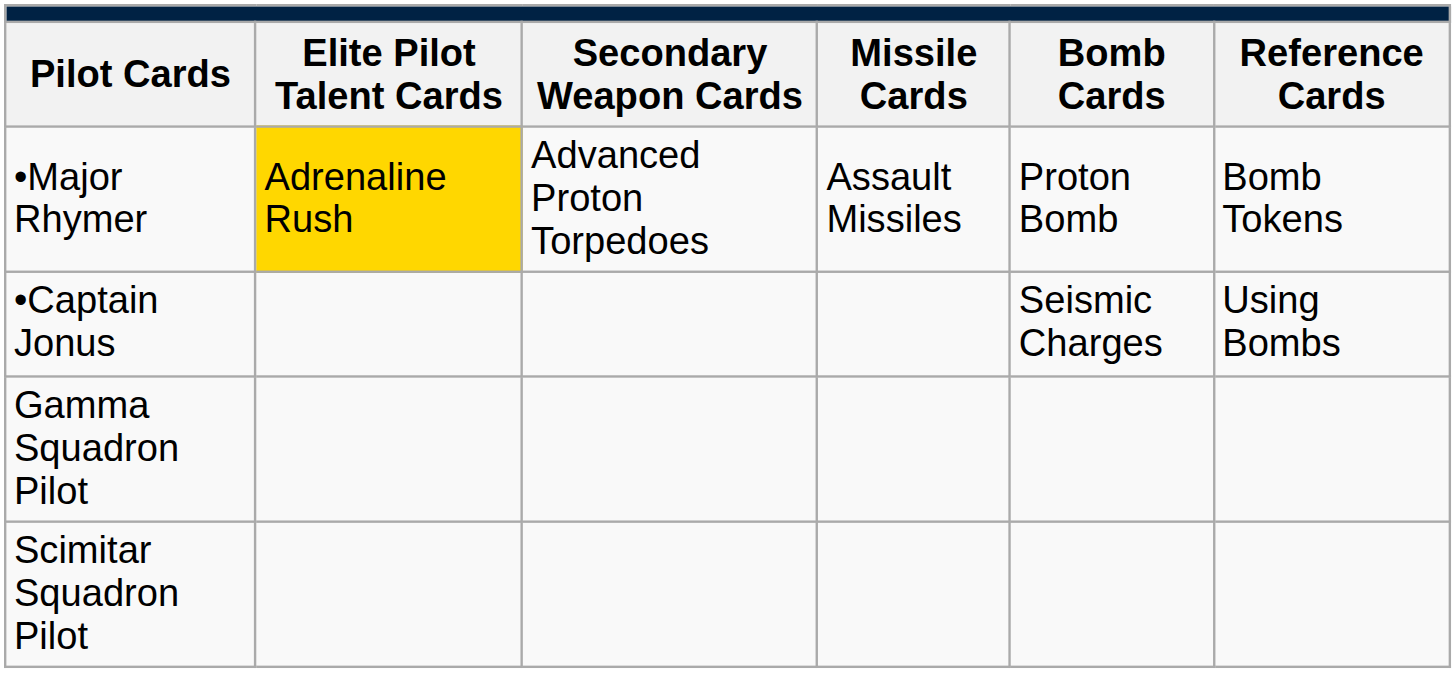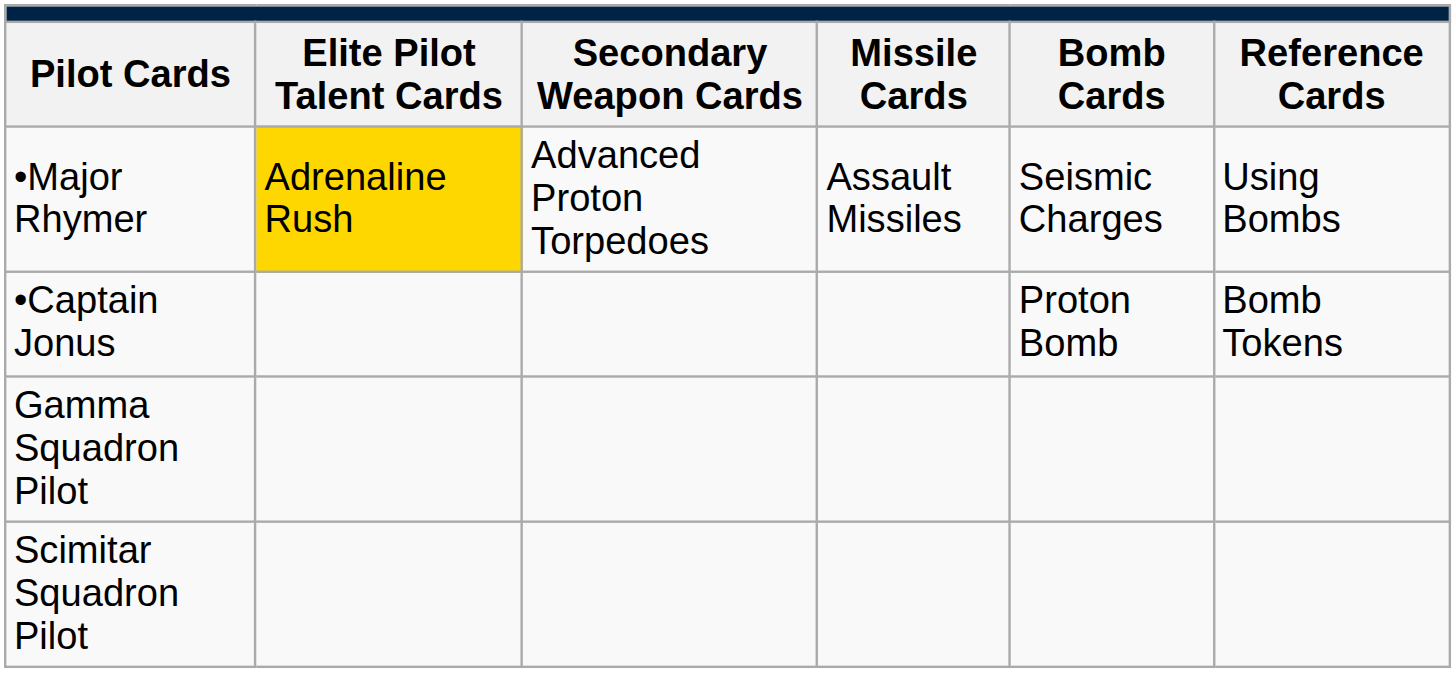(1075, 198) Proton Bomb -> (1091, 198) Seismic Charges
(1283, 198) Bomb Tokens -> (1282, 198) Using Bombs
(1091, 322) Seismic Charges -> (1075, 322) Proton Bomb
(1282, 322) Using Bombs -> (1283, 322) Bomb Tokens
